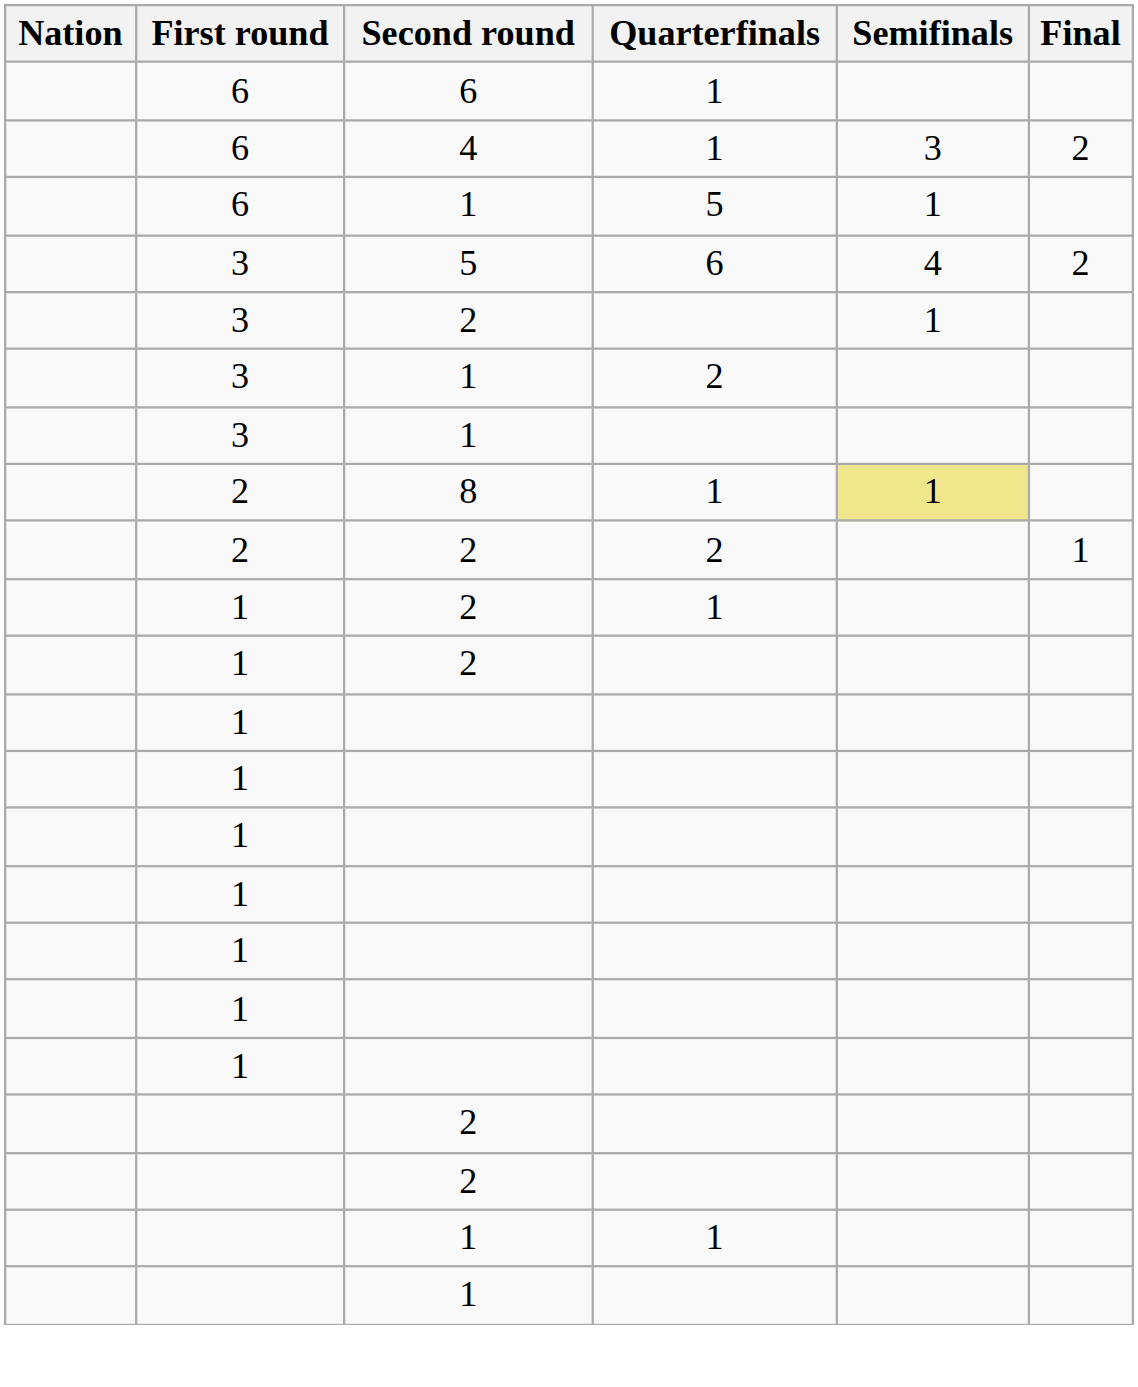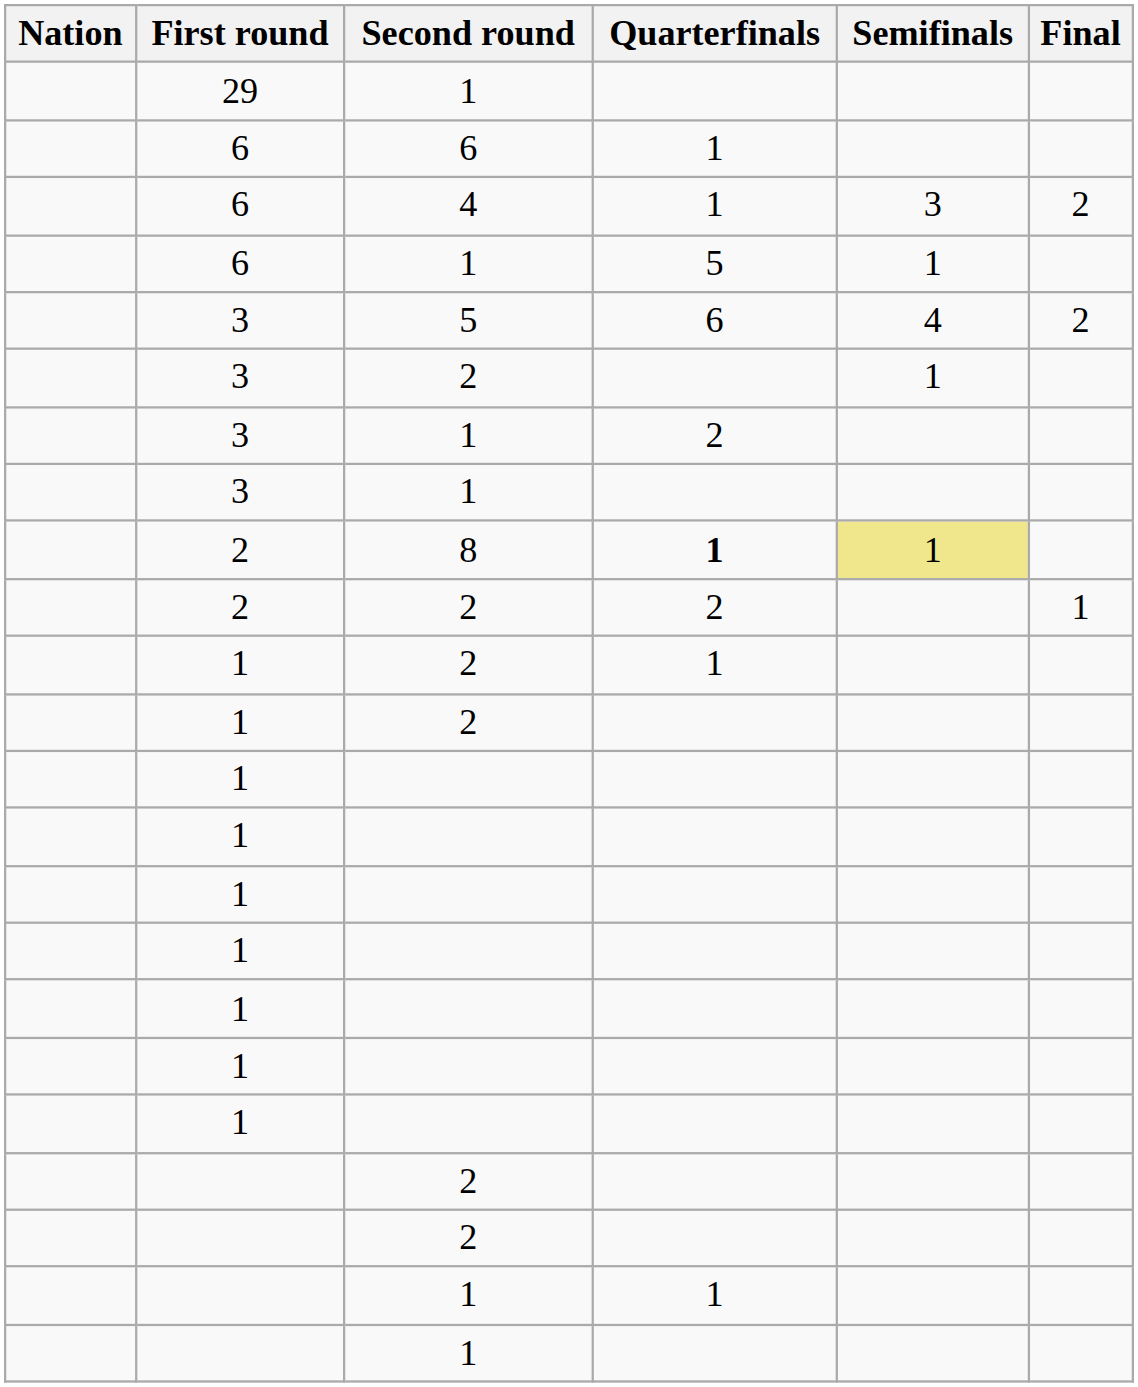+ row: (240, 90)
(715, 491) normal -> (715, 549) bold
